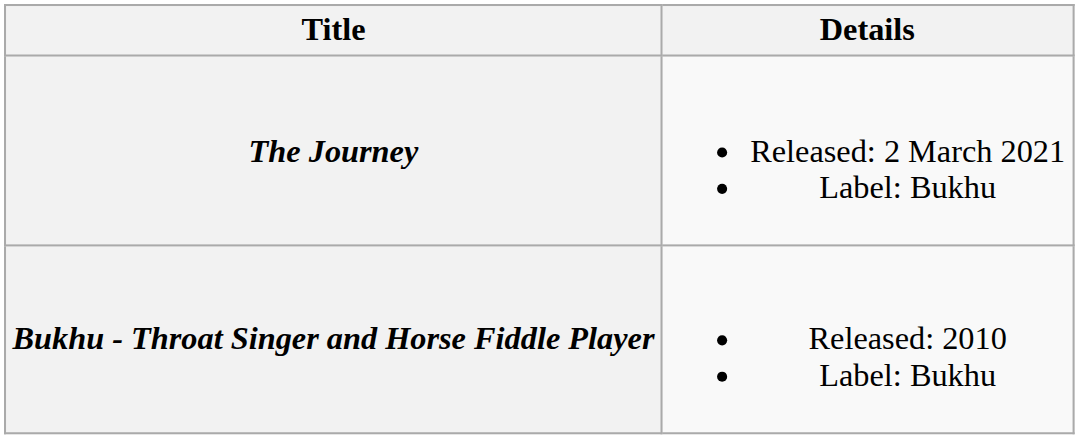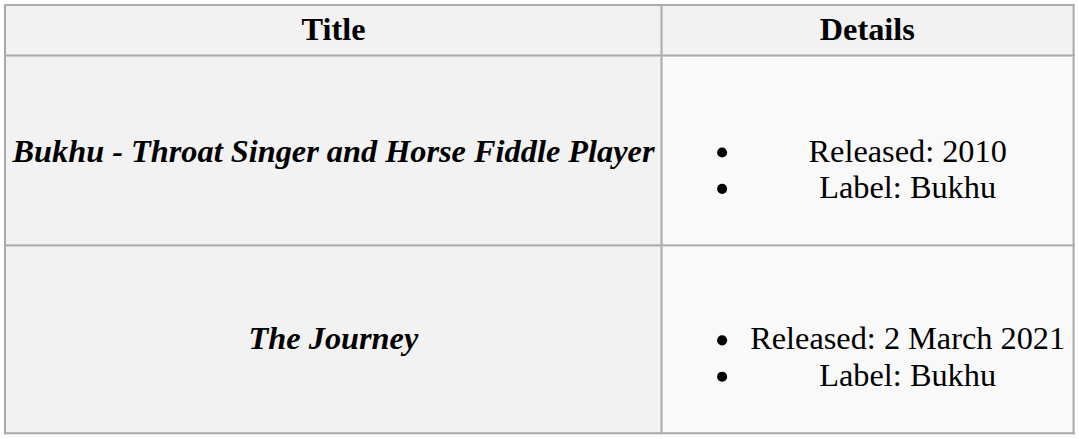rows swapped: (333, 338) <-> (333, 150)
